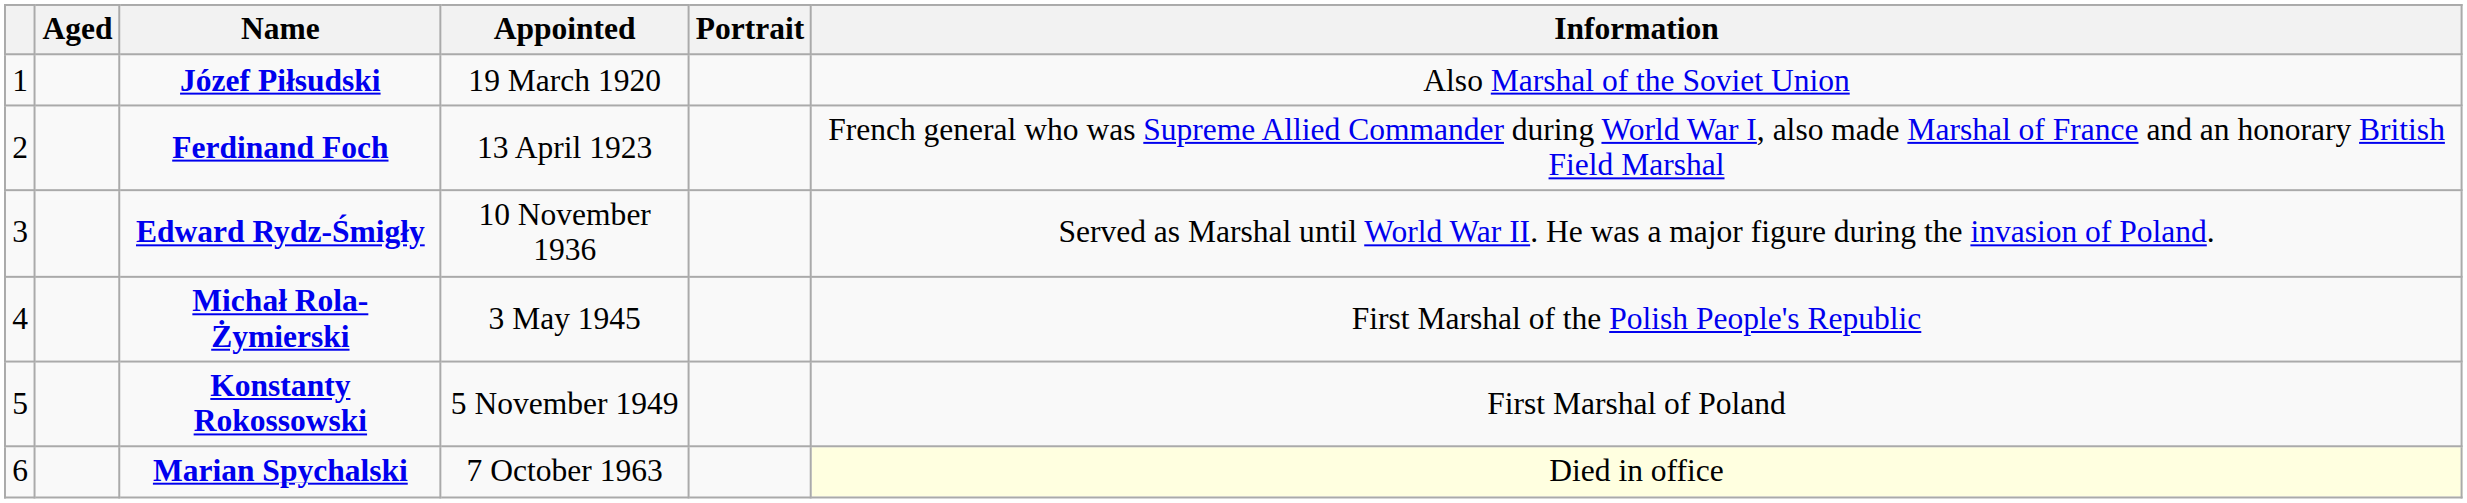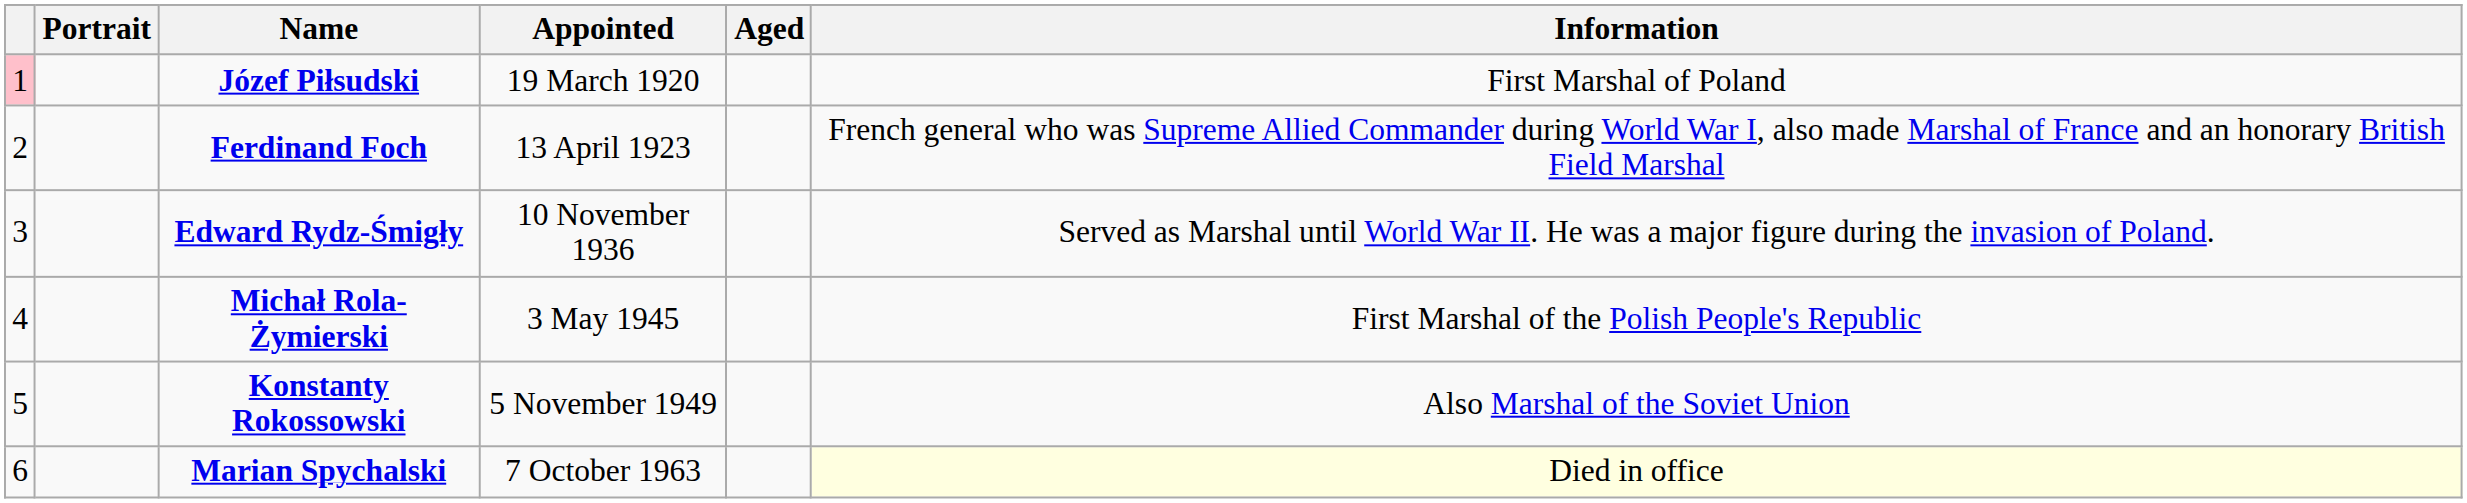columns swapped: (750, 29) <-> (78, 29)
(20, 79) no background -> (20, 79) pink background
(1637, 79) Also Marshal of the Soviet Union -> (1637, 79) First Marshal of Poland
(1637, 403) First Marshal of Poland -> (1637, 403) Also Marshal of the Soviet Union
